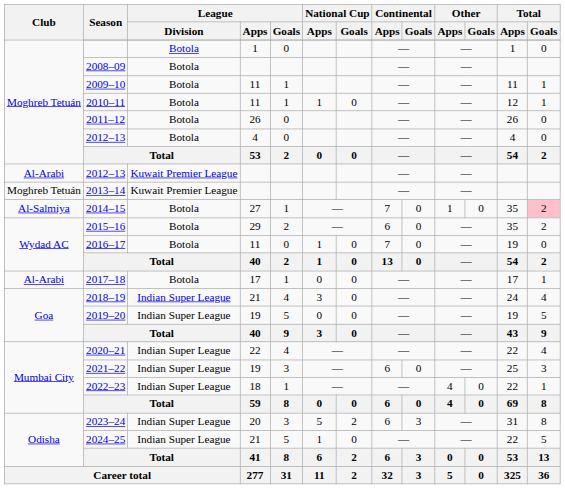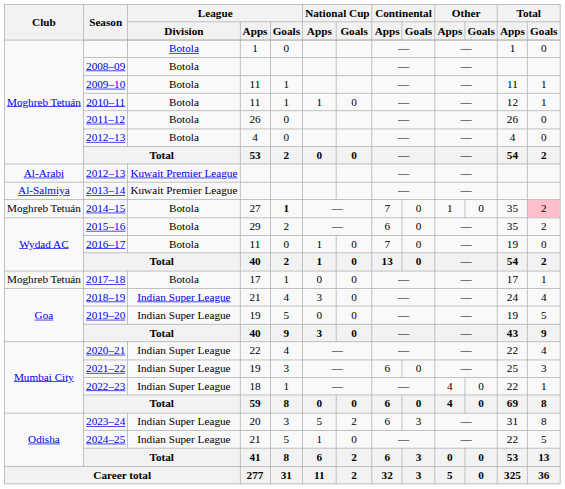(44, 191) Moghreb Tetuán -> (44, 191) Al-Salmiya
(44, 208) Al-Salmiya -> (44, 208) Moghreb Tetuán
(286, 208) normal -> (286, 208) bold
(44, 279) Al-Arabi -> (44, 279) Moghreb Tetuán
